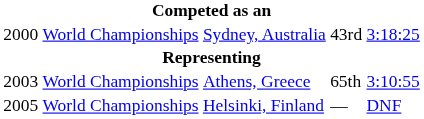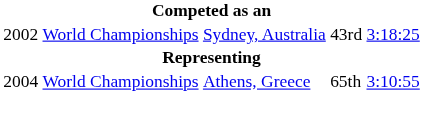(21, 34) 2000 -> (21, 34) 2002
(21, 81) 2003 -> (21, 81) 2004
- row: (263, 105)
